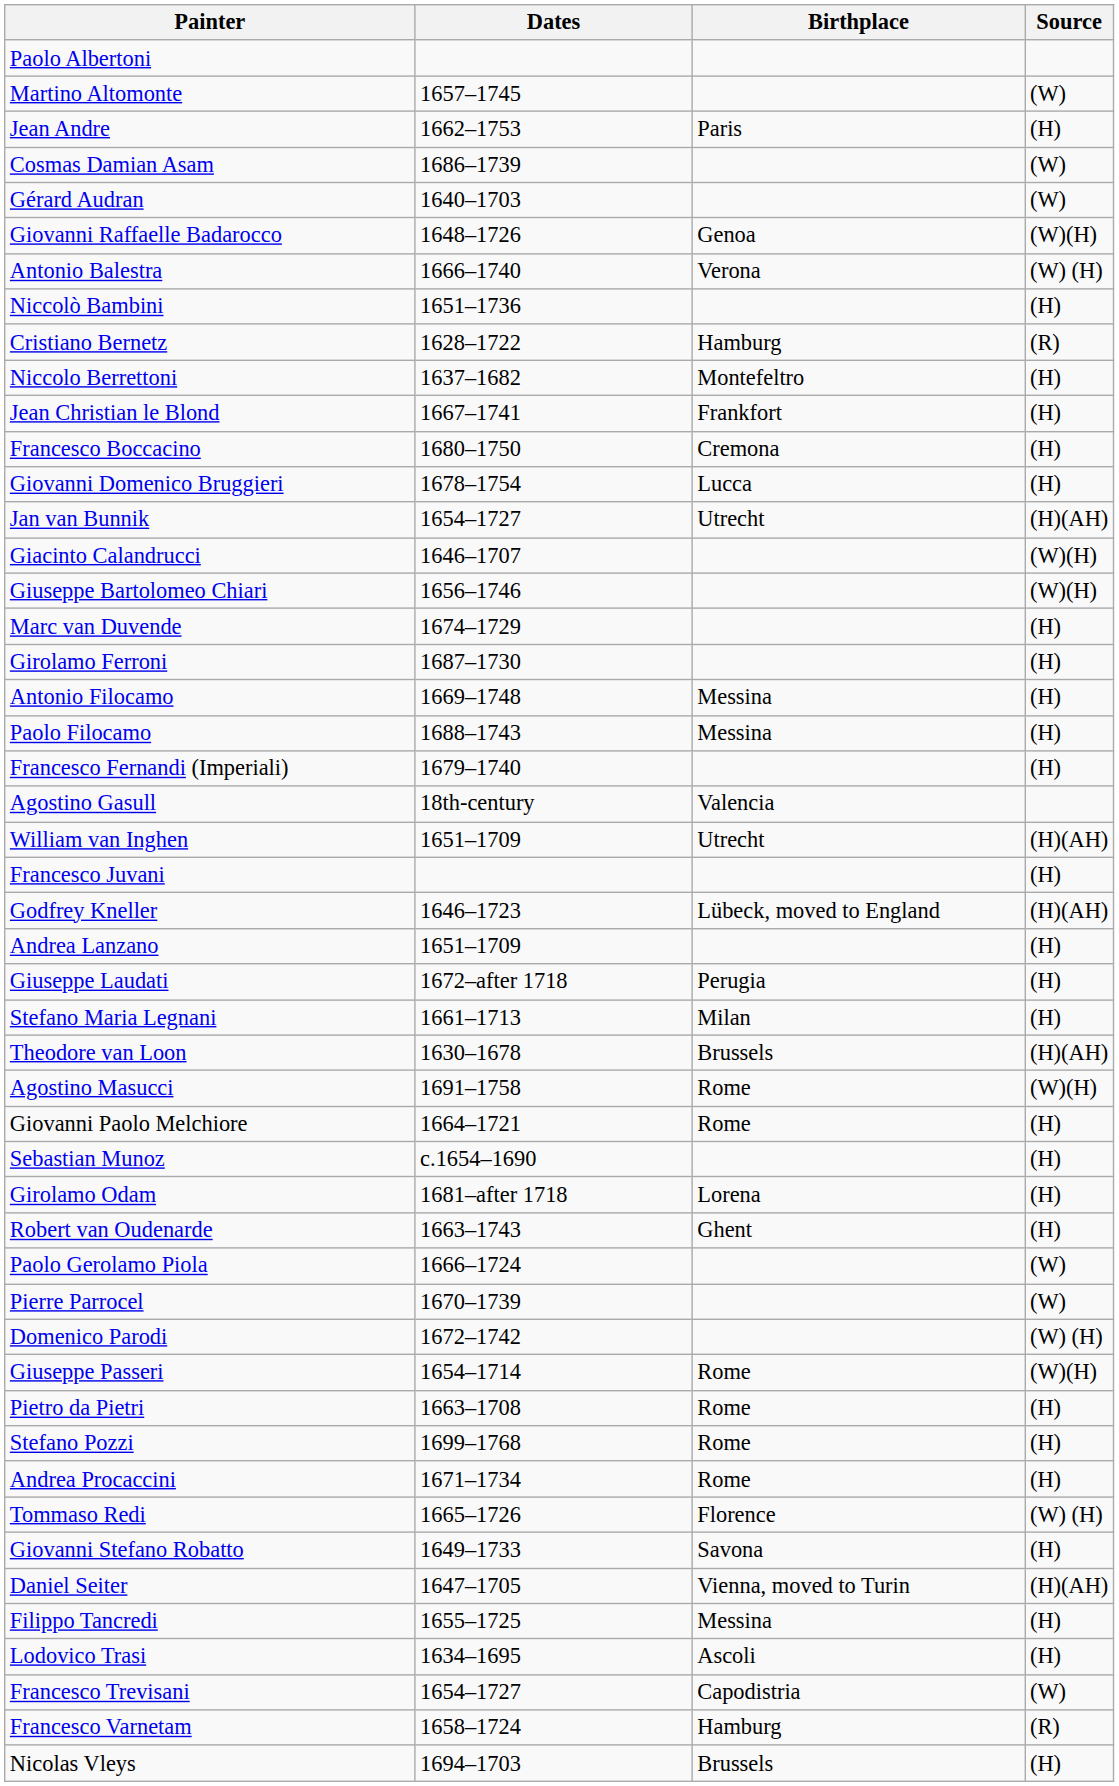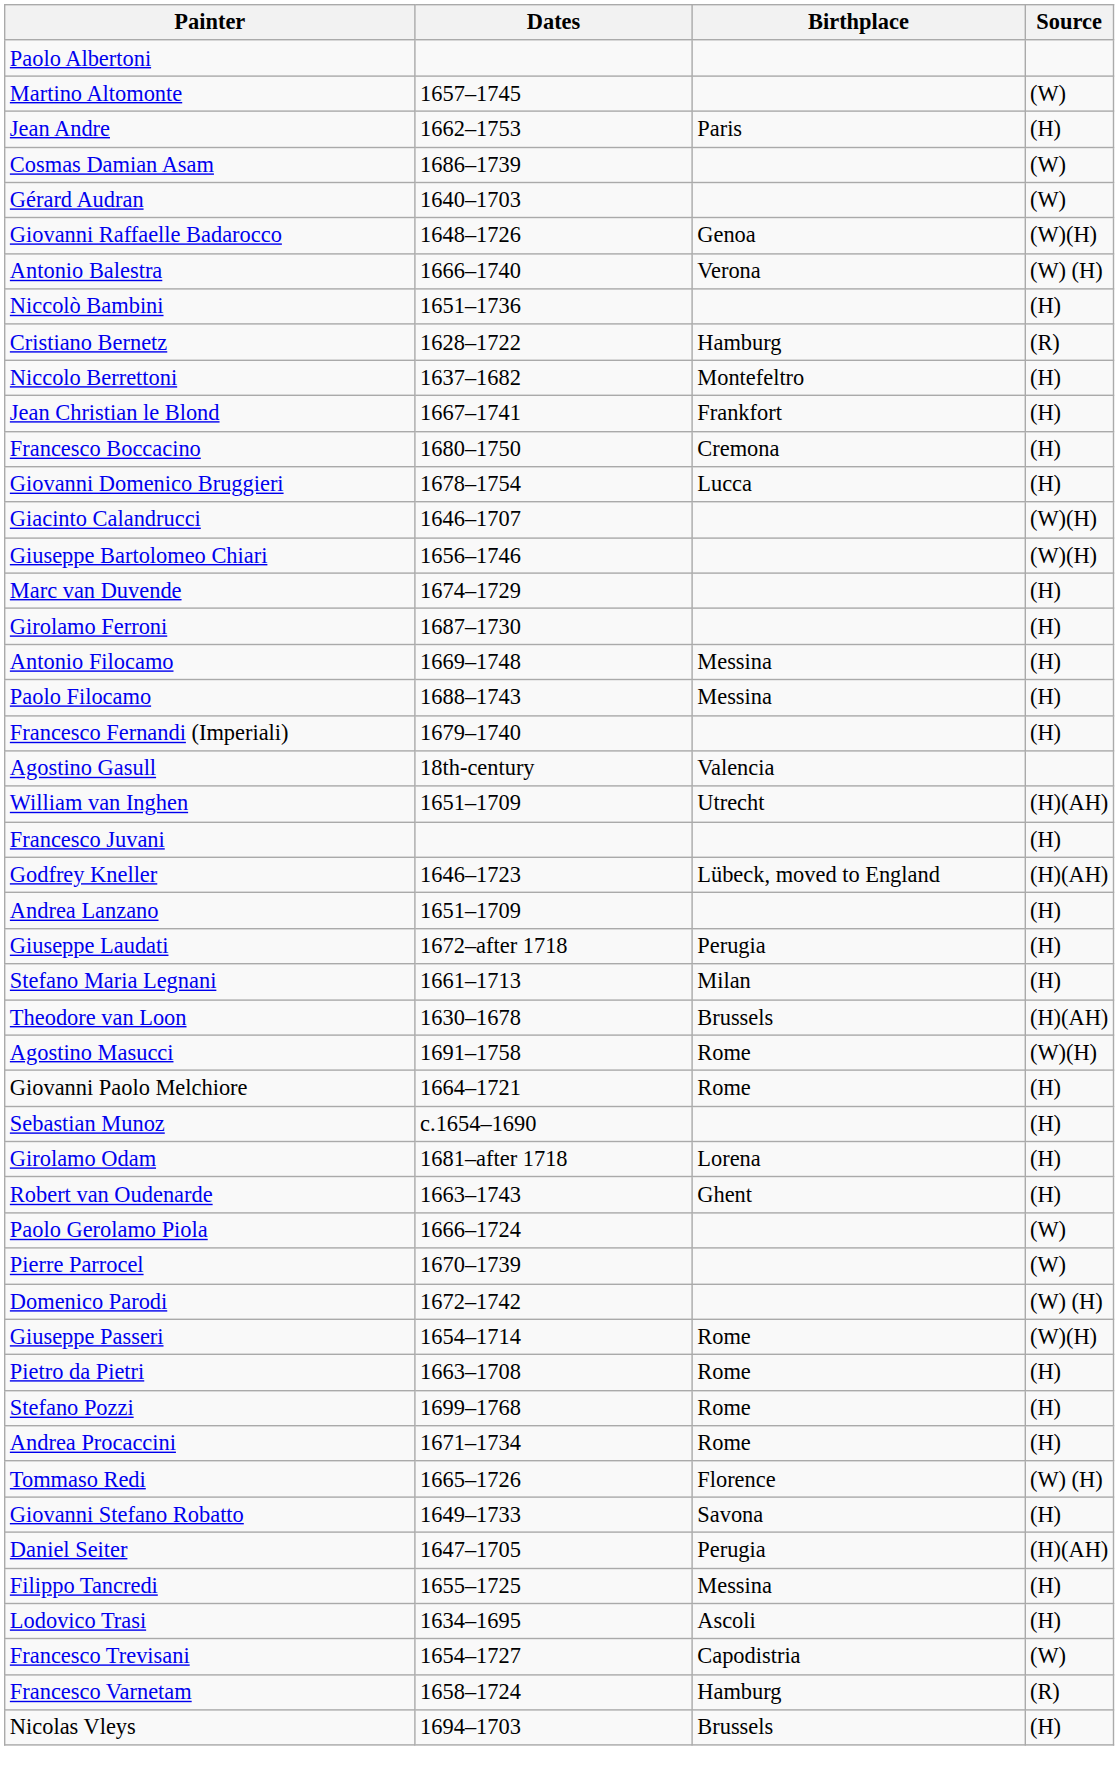- row: (80, 519)
(804, 1585) Vienna, moved to Turin -> (731, 1549) Perugia
